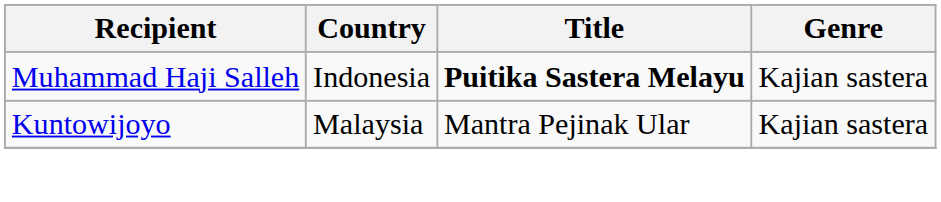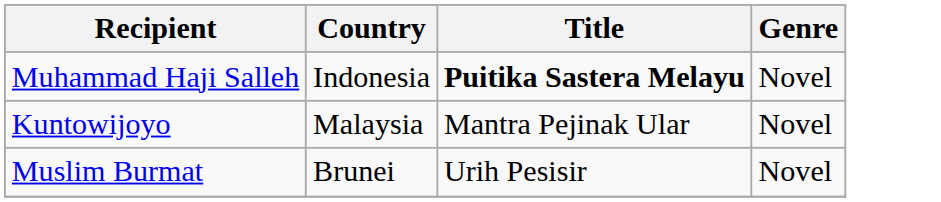(843, 76) Kajian sastera -> (795, 76) Novel
(843, 123) Kajian sastera -> (795, 123) Novel
+ row: (108, 171)
